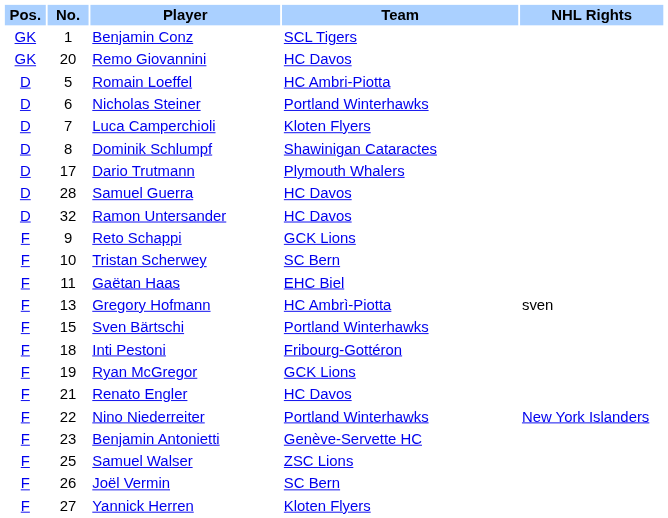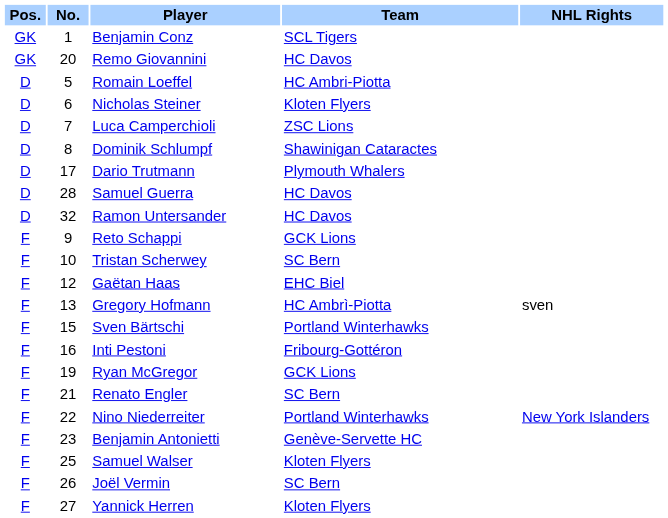(356, 104) Portland Winterhawks -> (327, 104) Kloten Flyers
(327, 126) Kloten Flyers -> (319, 126) ZSC Lions
(68, 282) 11 -> (68, 282) 12
(68, 349) 18 -> (68, 349) 16
(318, 394) HC Davos -> (312, 394) SC Bern
(319, 461) ZSC Lions -> (327, 461) Kloten Flyers
